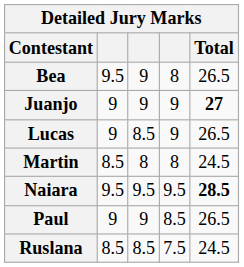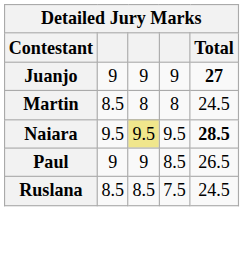- row: (51, 76)
- row: (51, 133)
(144, 190) no background -> (144, 133) khaki background
